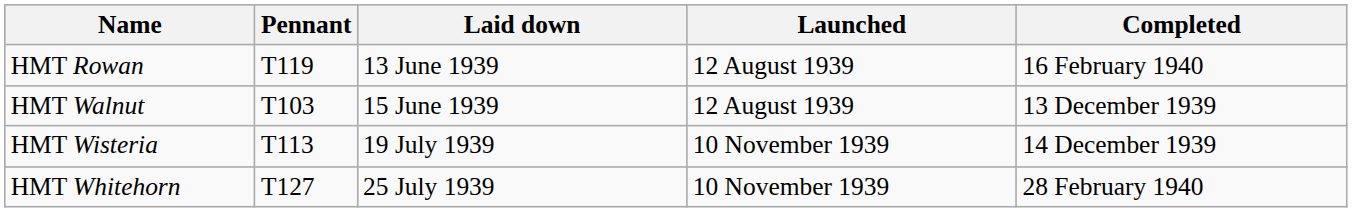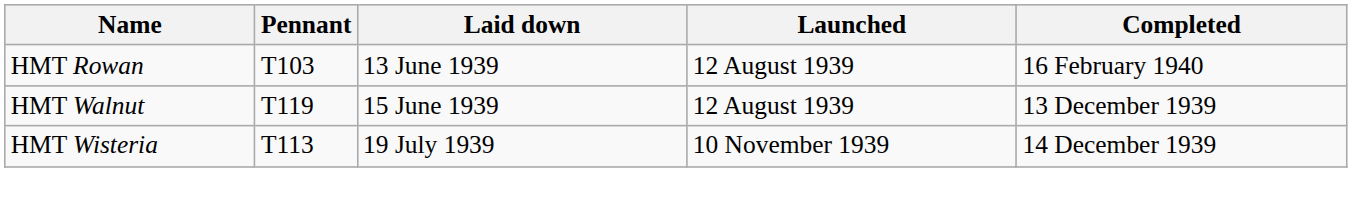(287, 65) T119 -> (288, 65) T103
(288, 105) T103 -> (287, 105) T119
- row: (96, 186)
